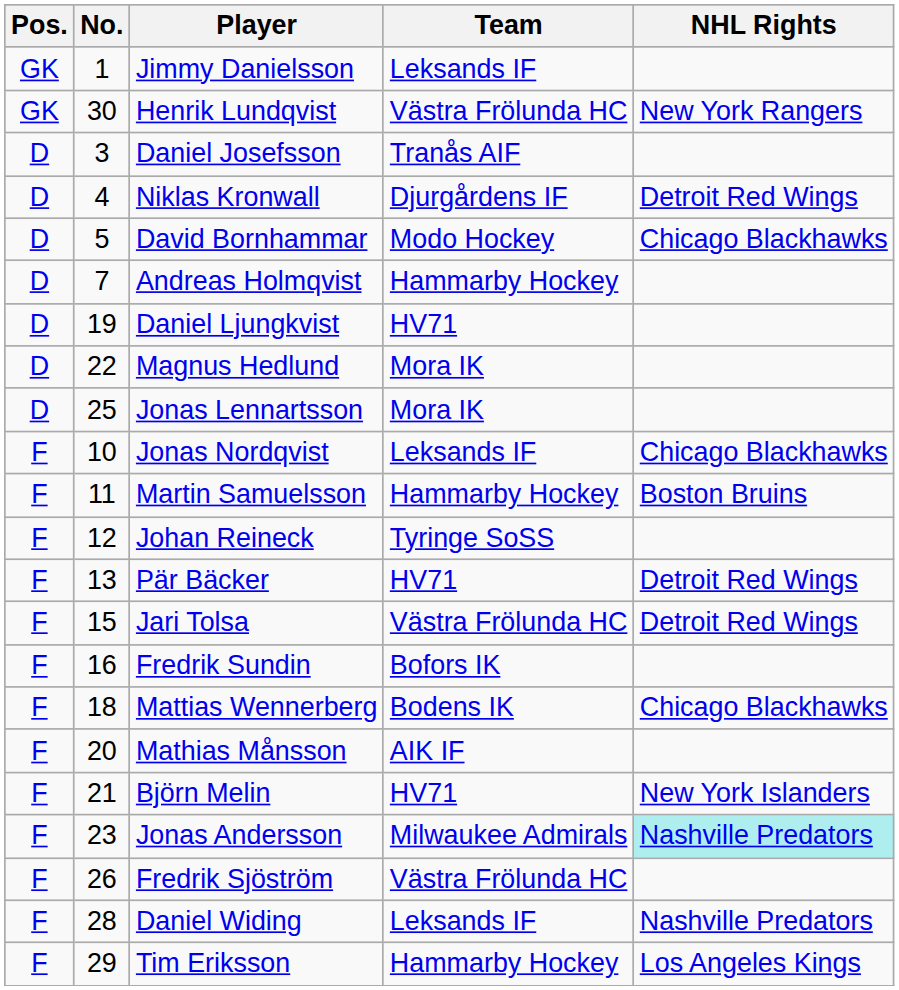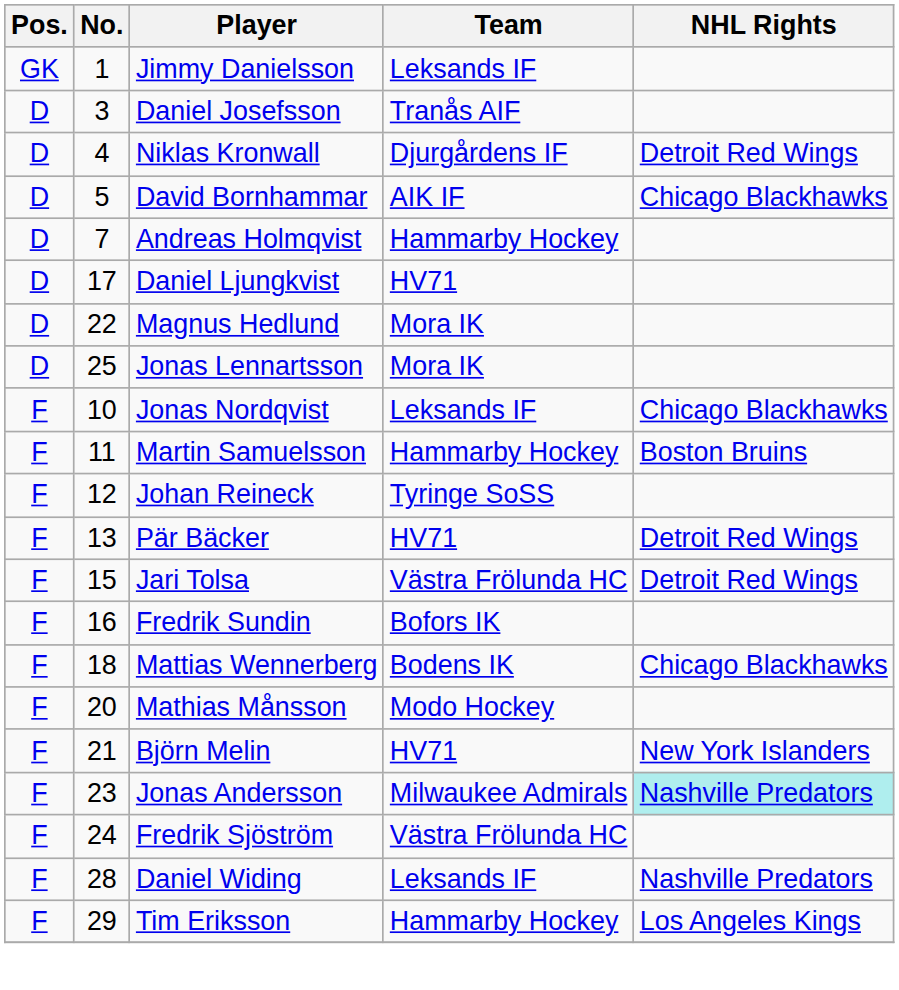- row: (236, 111)
(472, 238) Modo Hockey -> (427, 196) AIK IF
(102, 324) 19 -> (102, 281) 17
(427, 750) AIK IF -> (472, 707) Modo Hockey
(102, 878) 26 -> (102, 835) 24
